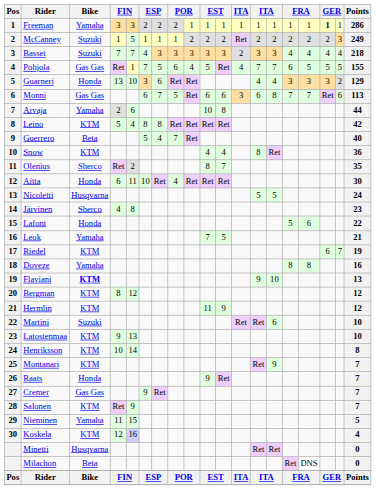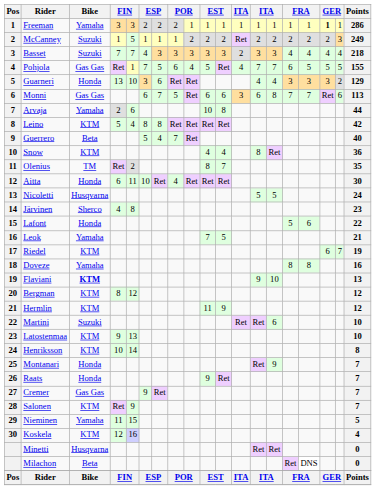(90, 166) Sherco -> (90, 166) TM
(90, 364) KTM -> (90, 364) Honda
